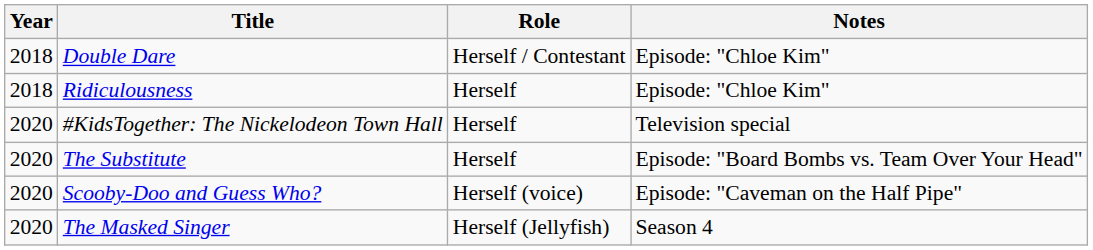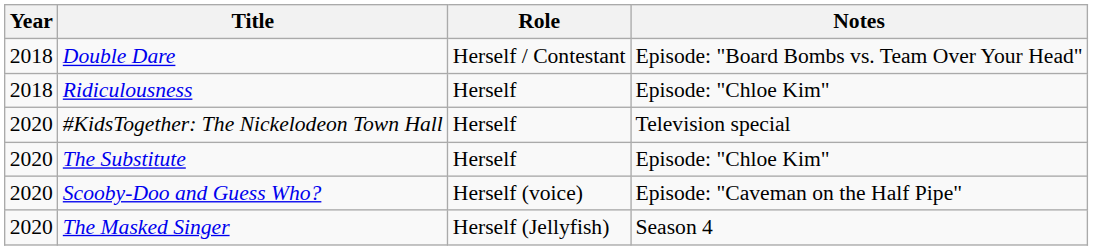(733, 55) Episode: "Chloe Kim" -> (859, 55) Episode: "Board Bombs vs. Team Over Your Head"
(859, 158) Episode: "Board Bombs vs. Team Over Your Head" -> (733, 158) Episode: "Chloe Kim"
